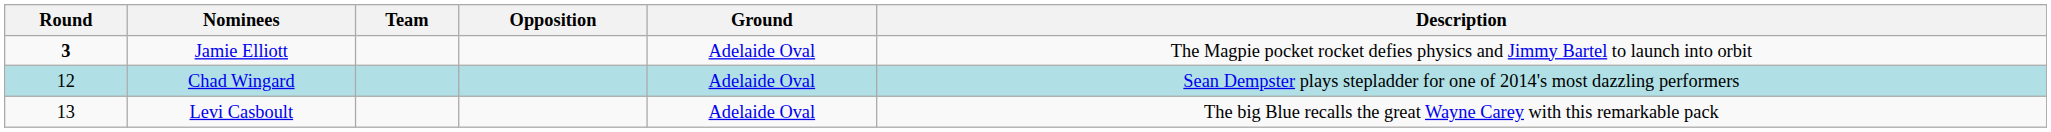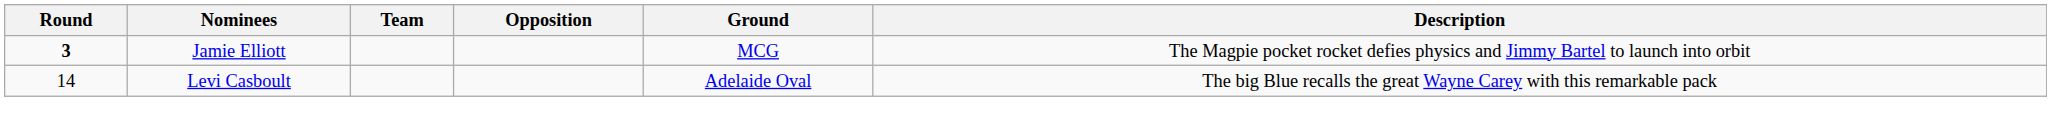(762, 50) Adelaide Oval -> (758, 50) MCG
- row: (241, 81)
(66, 111) 13 -> (66, 81) 14
